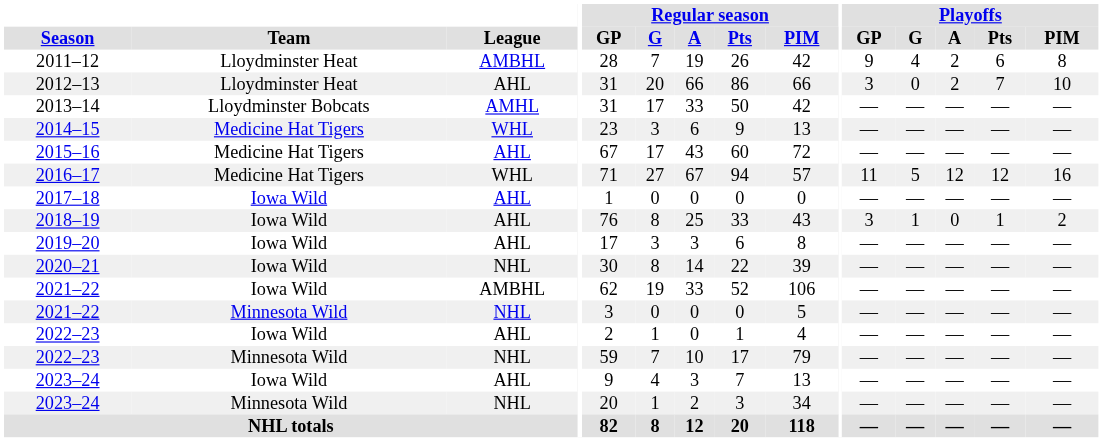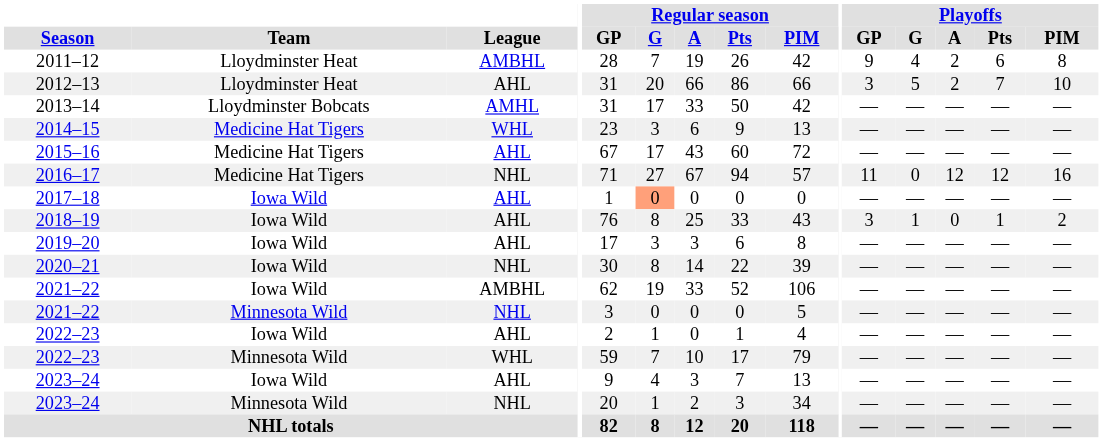(915, 83) 0 -> (915, 83) 5
(512, 174) WHL -> (512, 174) NHL
(915, 174) 5 -> (915, 174) 0
(655, 197) no background -> (655, 197) lightsalmon background
(512, 357) NHL -> (512, 357) WHL
